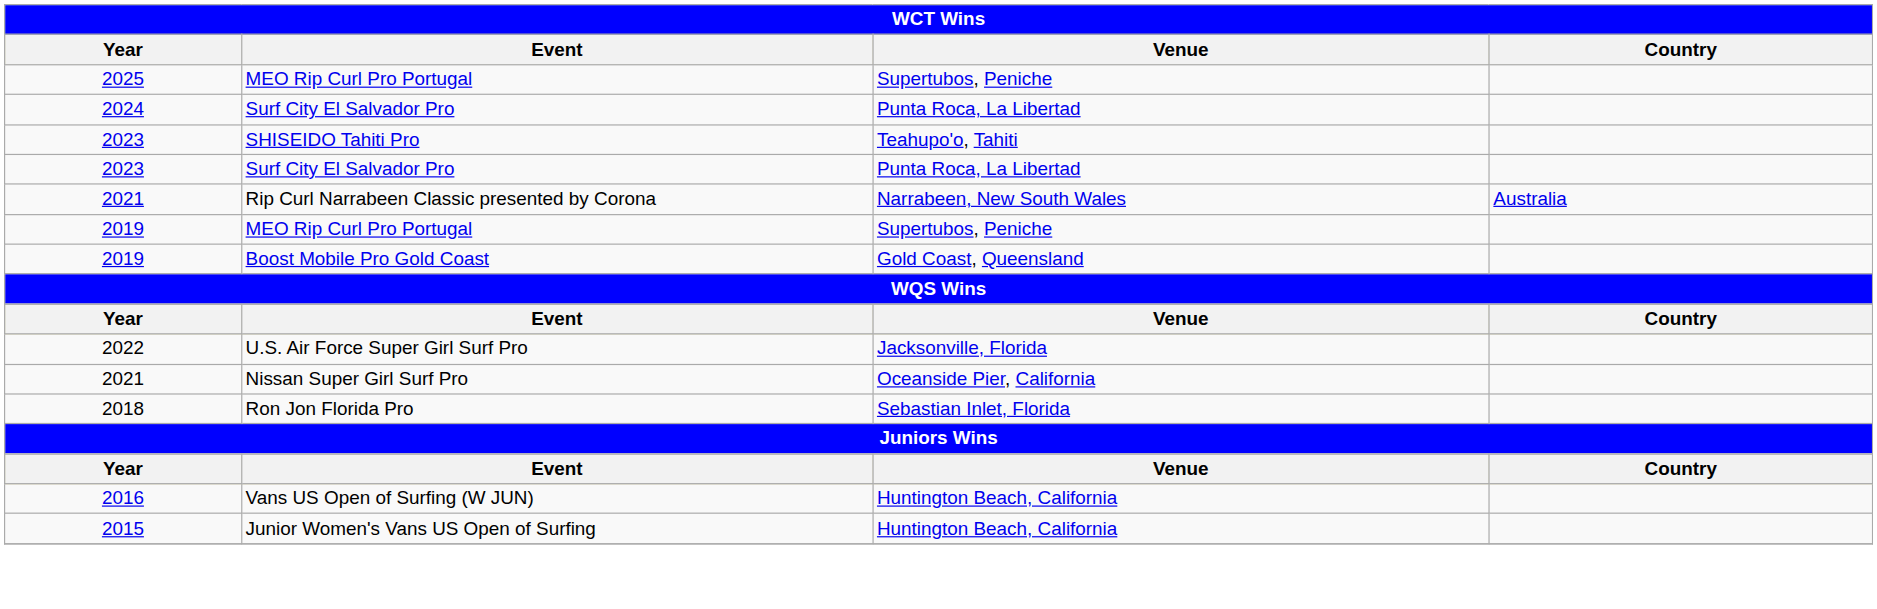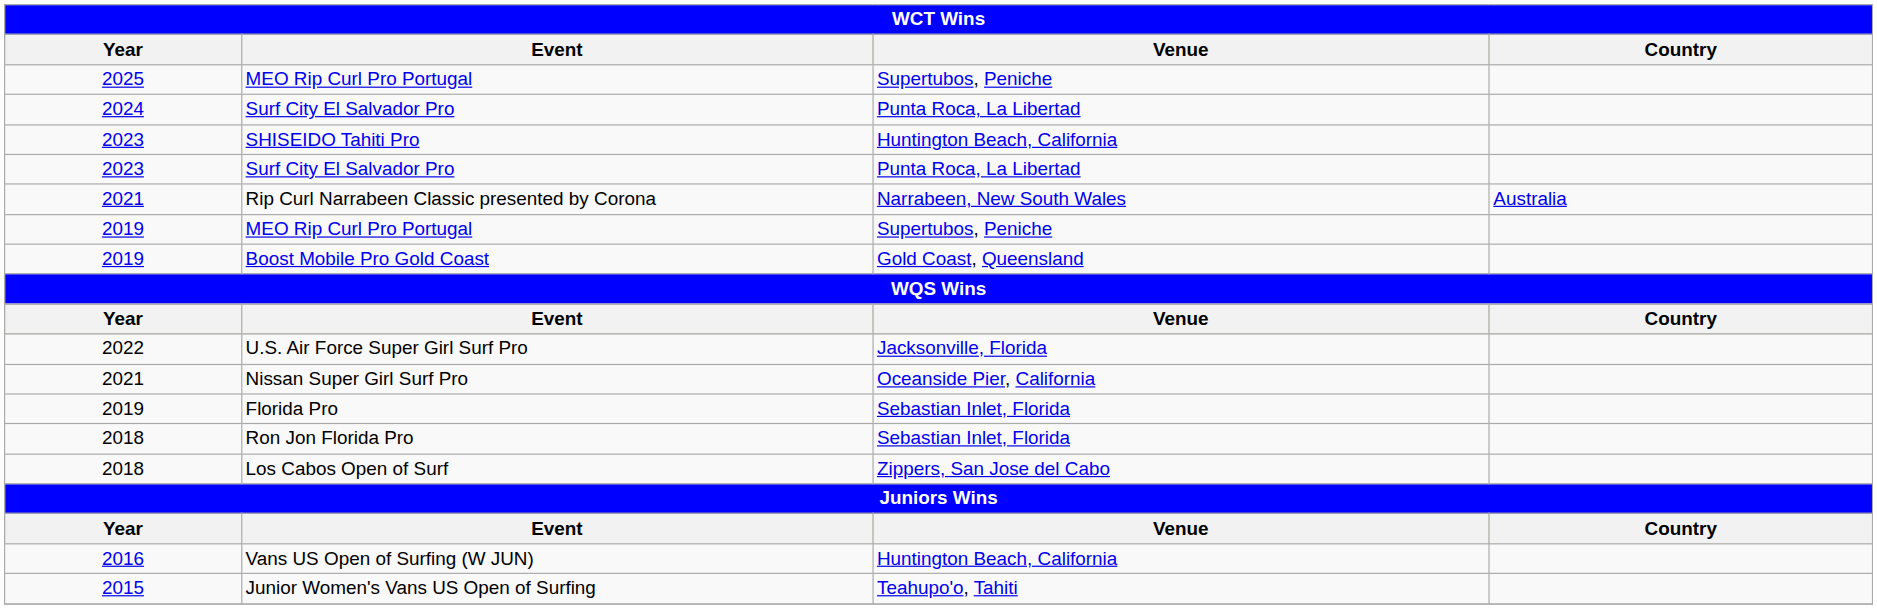(947, 139) Teahupo'o, Tahiti -> (997, 139) Huntington Beach, California
+ row: (123, 408)
+ row: (123, 468)
(997, 528) Huntington Beach, California -> (947, 588) Teahupo'o, Tahiti
